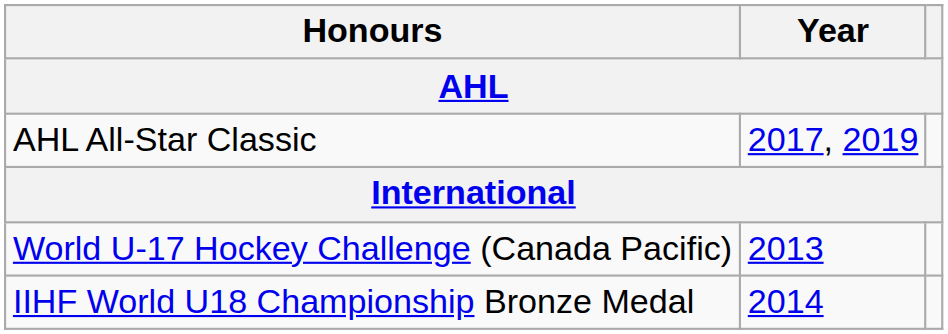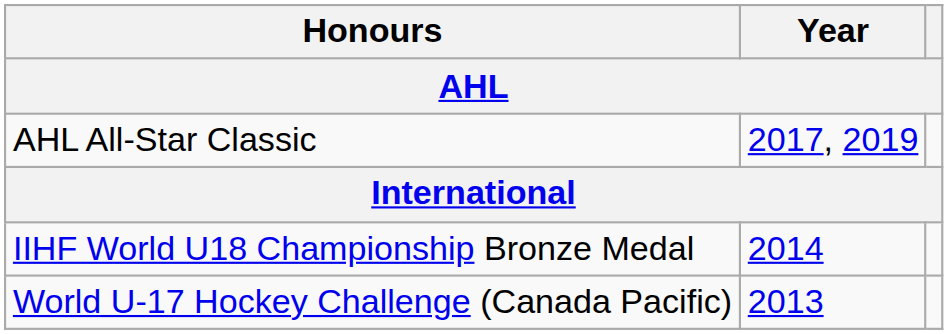rows swapped: (373, 247) <-> (354, 301)
